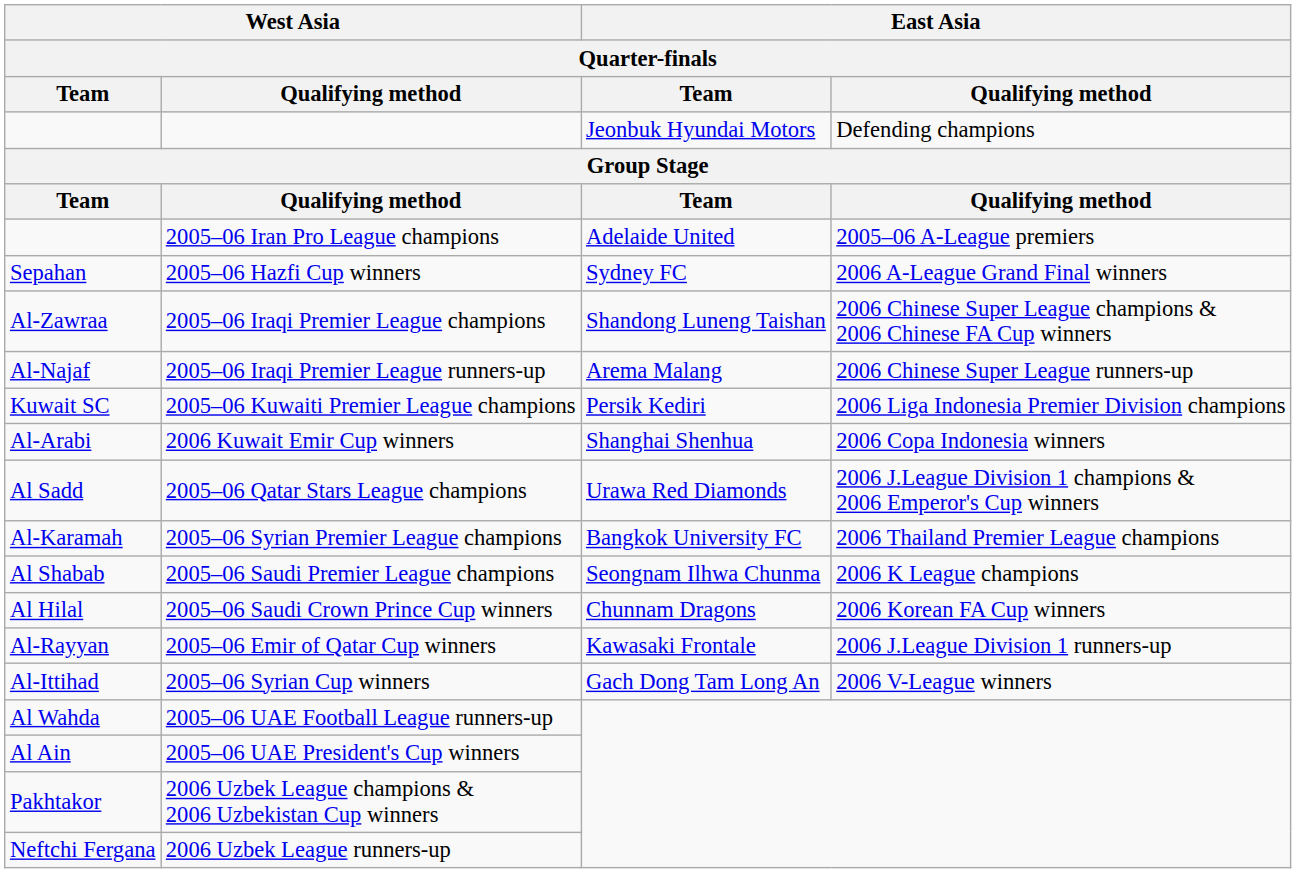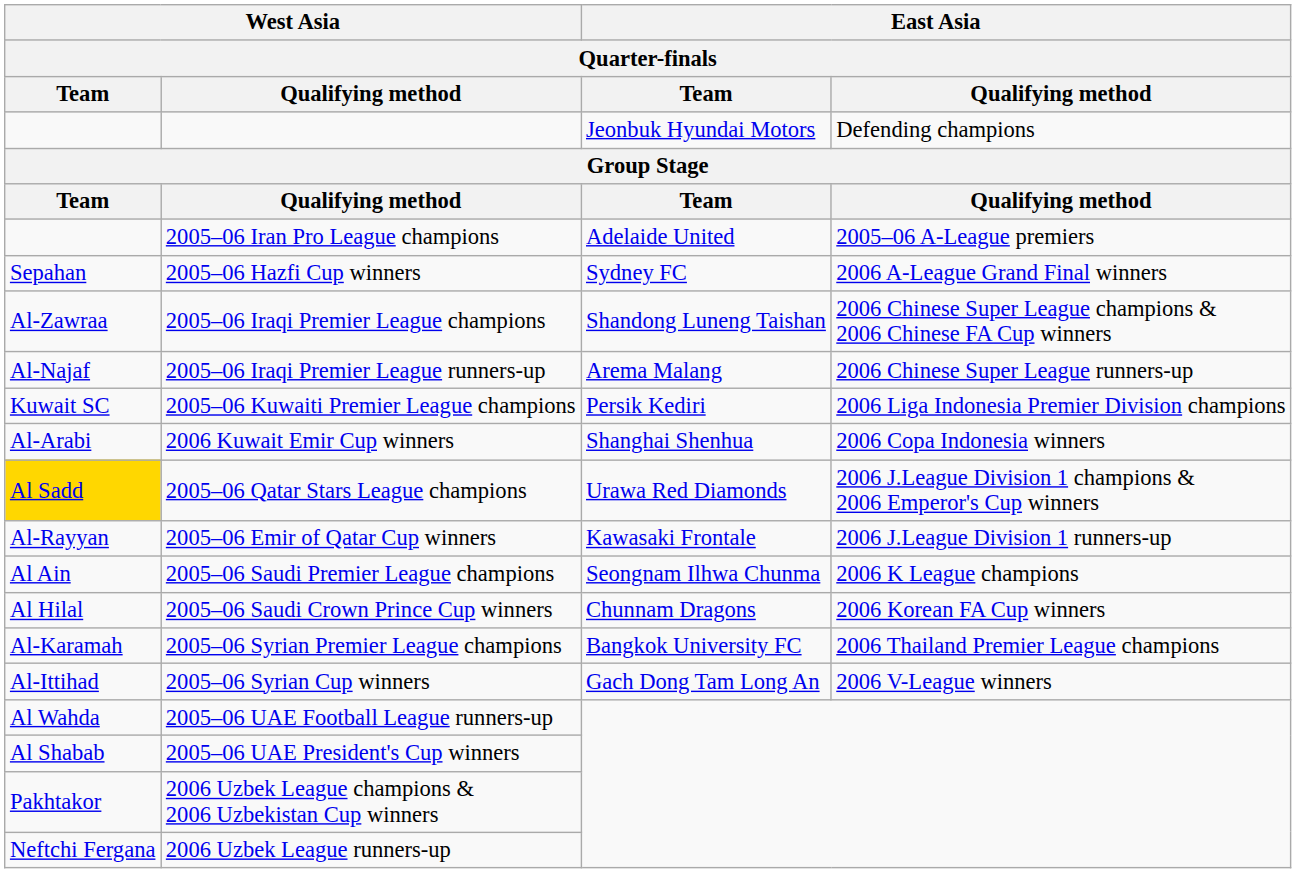(47, 489) no background -> (47, 489) gold background
rows swapped: (331, 645) <-> (364, 538)
(57, 574) Al Shabab -> (40, 574) Al Ain
(40, 752) Al Ain -> (57, 752) Al Shabab
